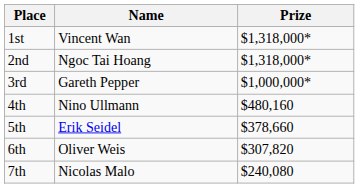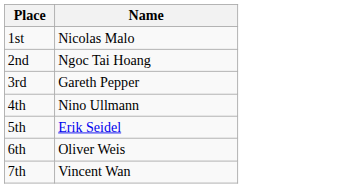- column: (296, 15)
(94, 37) Vincent Wan -> (96, 37) Nicolas Malo
(96, 171) Nicolas Malo -> (94, 171) Vincent Wan
